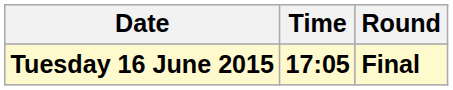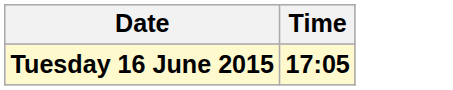- column: (401, 24)
